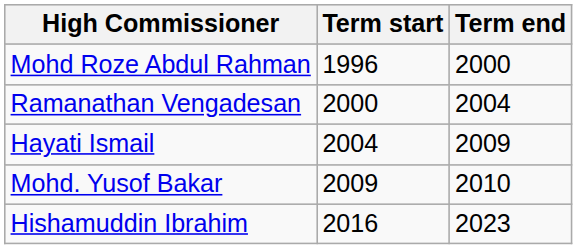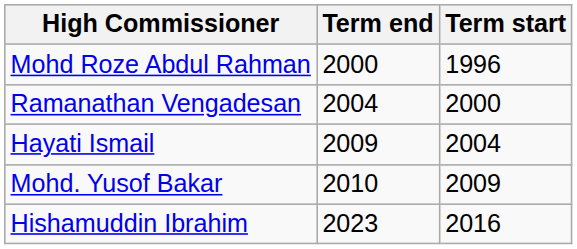columns swapped: (383, 24) <-> (511, 24)
